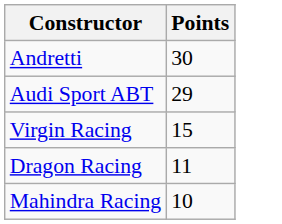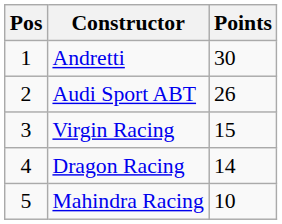+ column: (26, 22)
(182, 94) 29 -> (225, 94) 26
(182, 165) 11 -> (225, 165) 14
